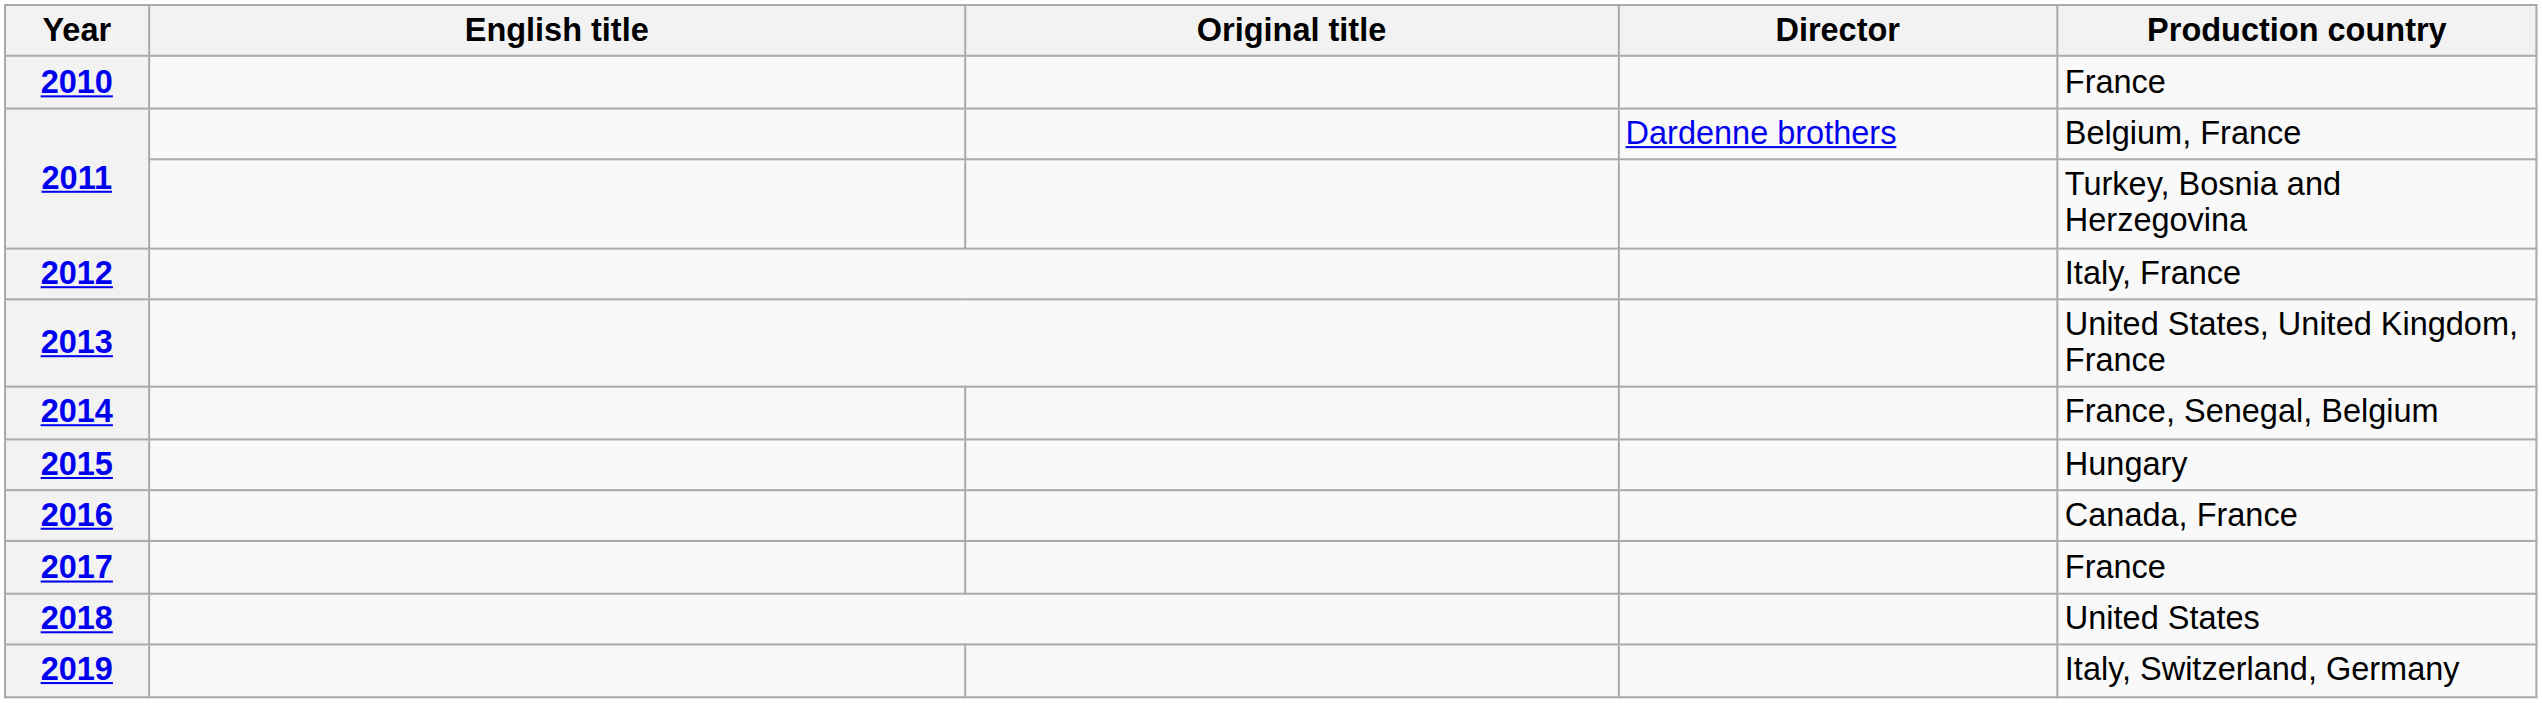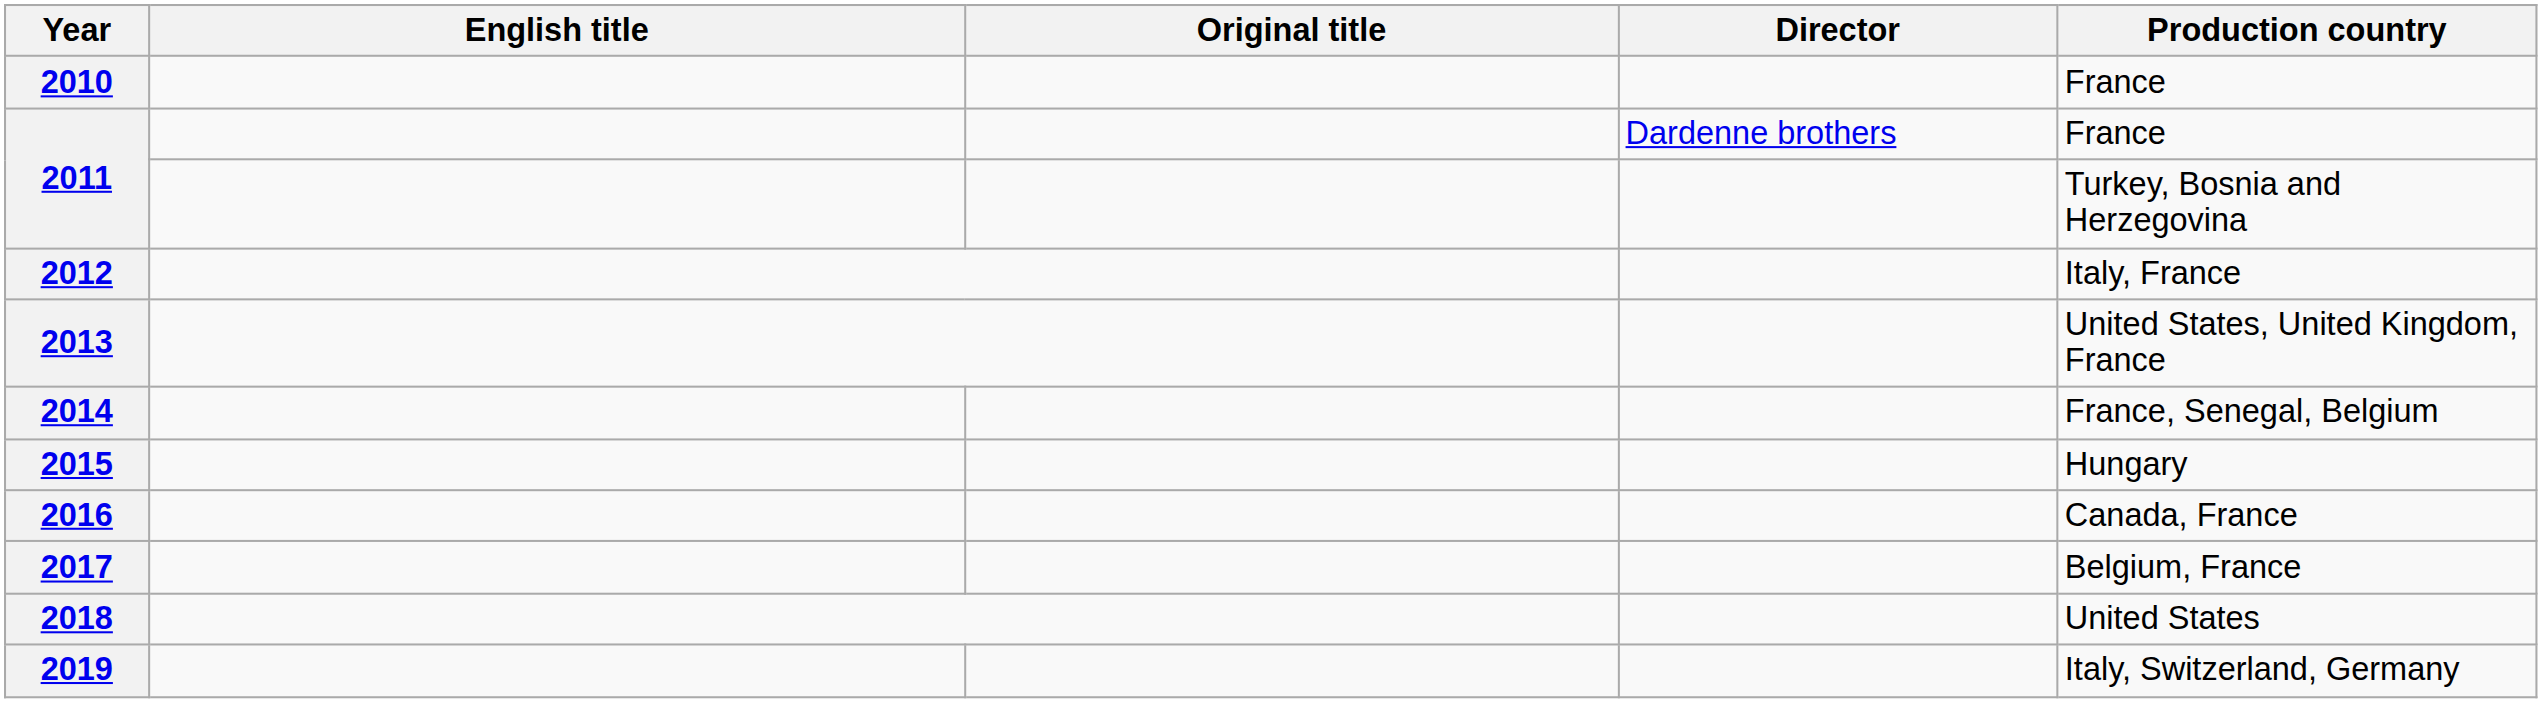(2183, 133) Belgium, France -> (2115, 133) France
(2115, 566) France -> (2183, 566) Belgium, France
